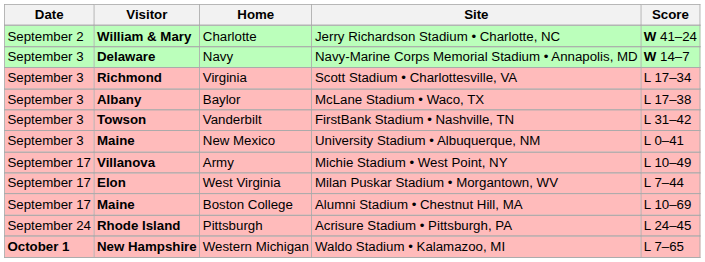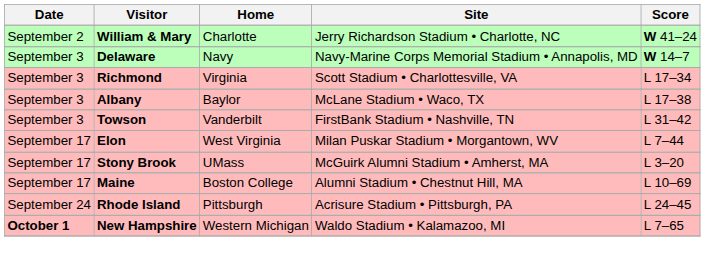- row: (239, 141)
- row: (218, 162)
+ row: (223, 162)
